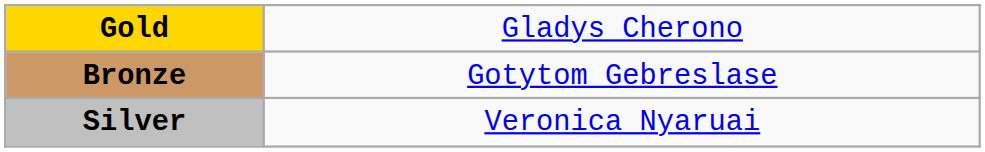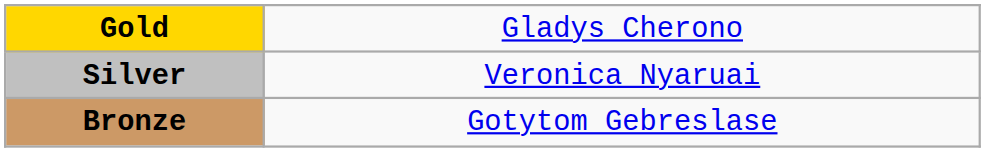rows swapped: (135, 122) <-> (135, 75)
